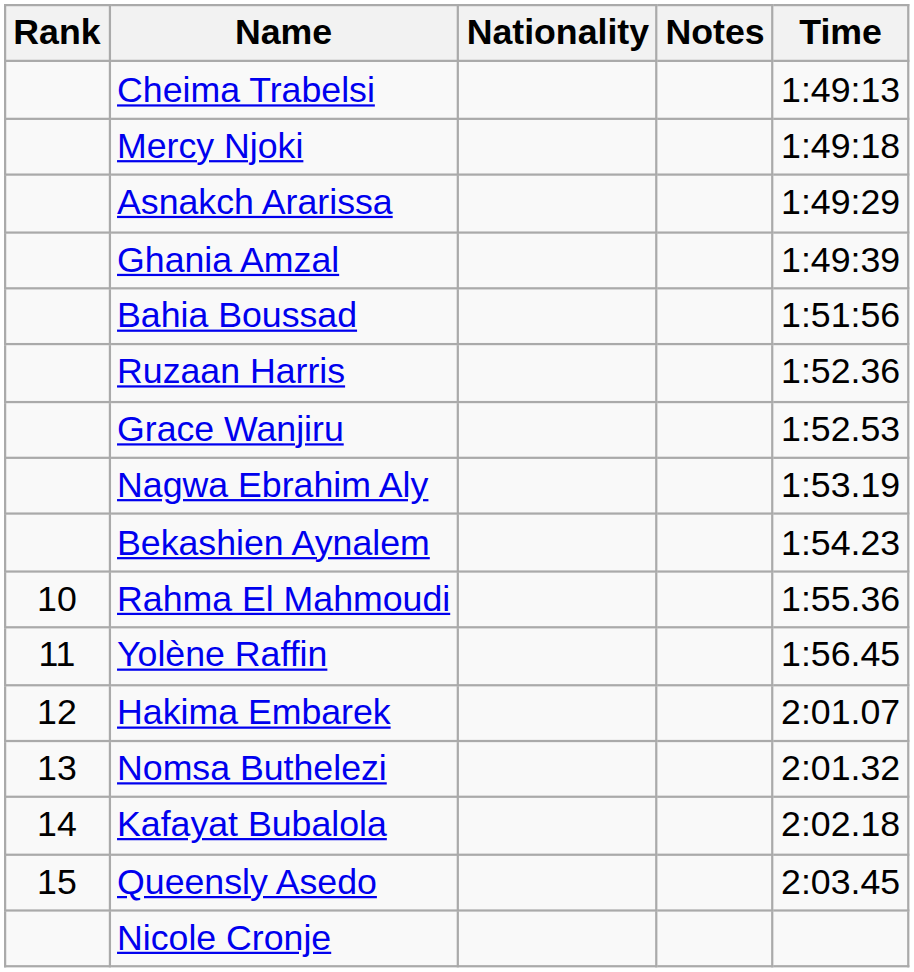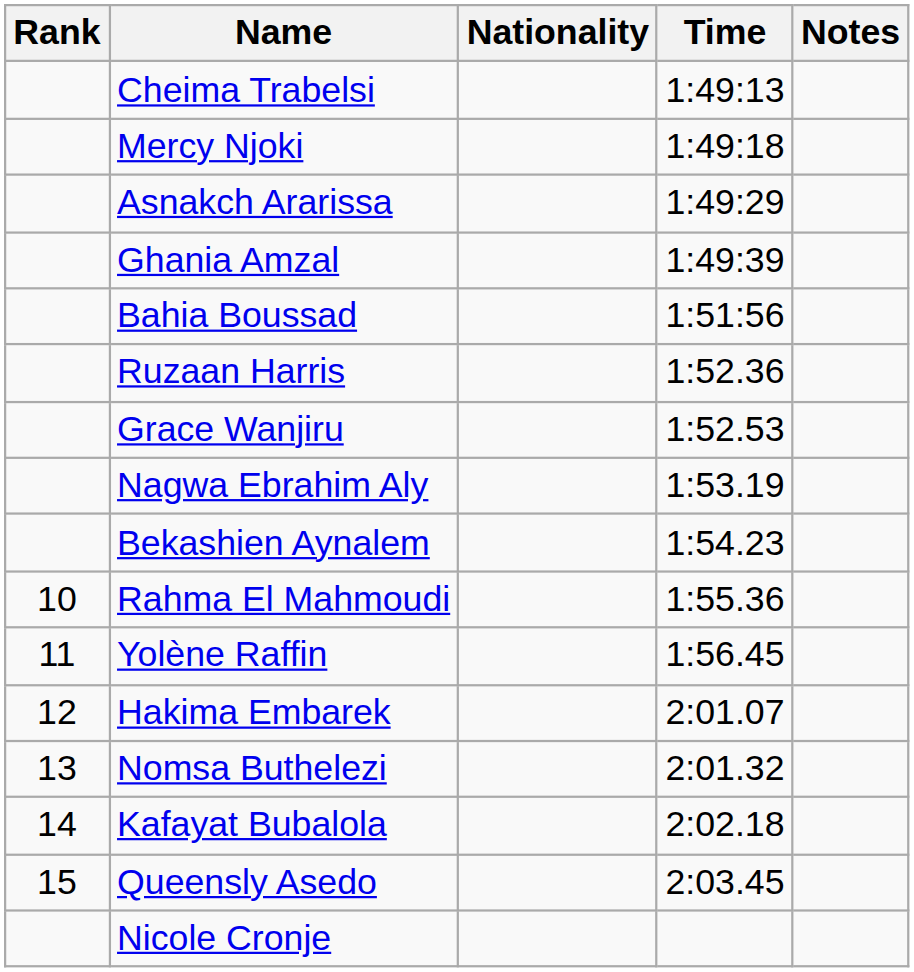columns swapped: (841, 32) <-> (715, 32)
